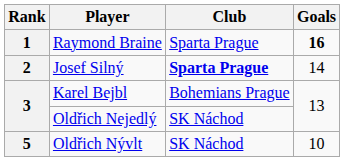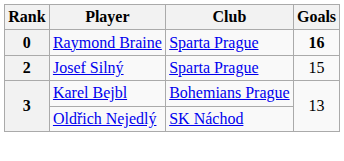(27, 42) 1 -> (27, 42) 0
(219, 67) bold -> (214, 67) normal
(317, 67) 14 -> (317, 67) 15
- row: (98, 144)
